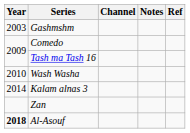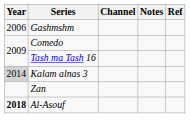(16, 27) 2003 -> (16, 27) 2006
- row: (55, 74)
(16, 89) no background -> (16, 74) lightgrey background
